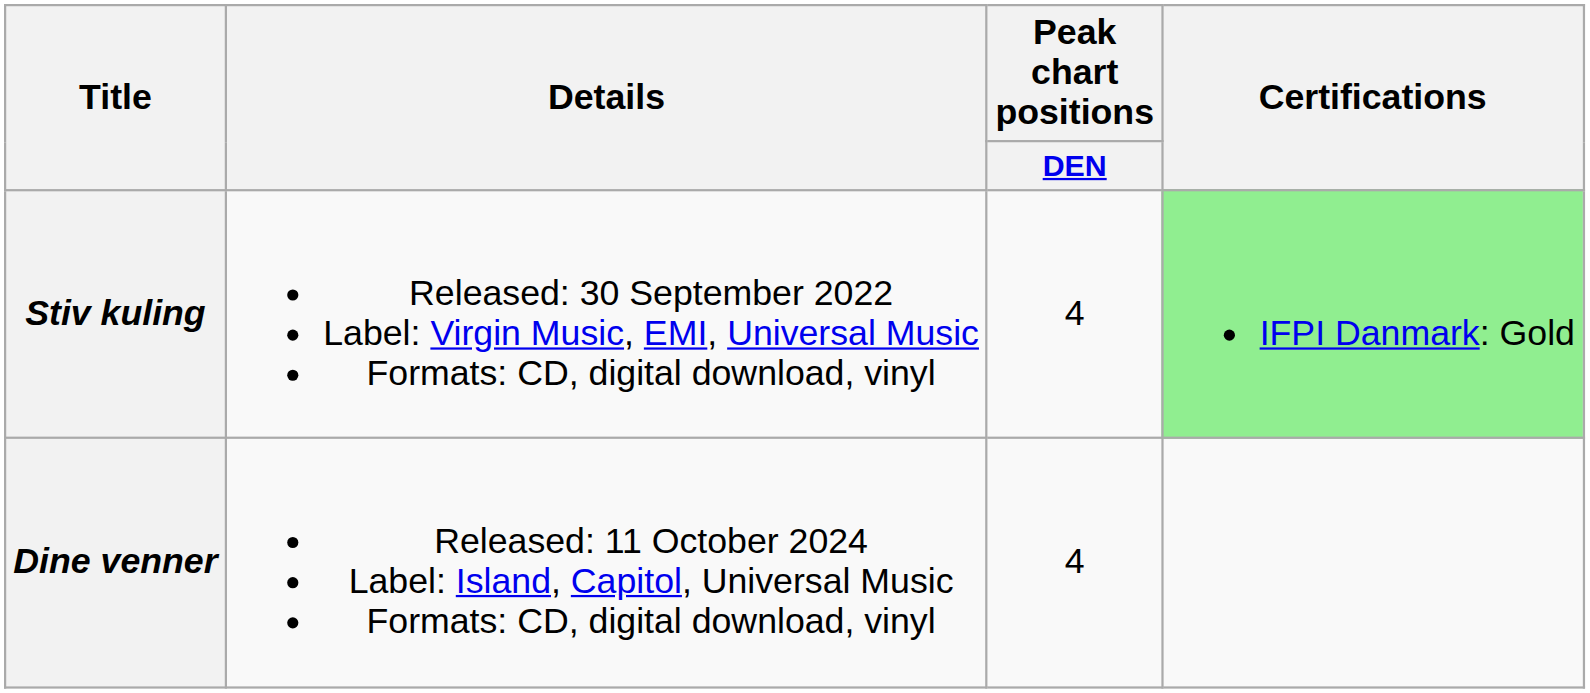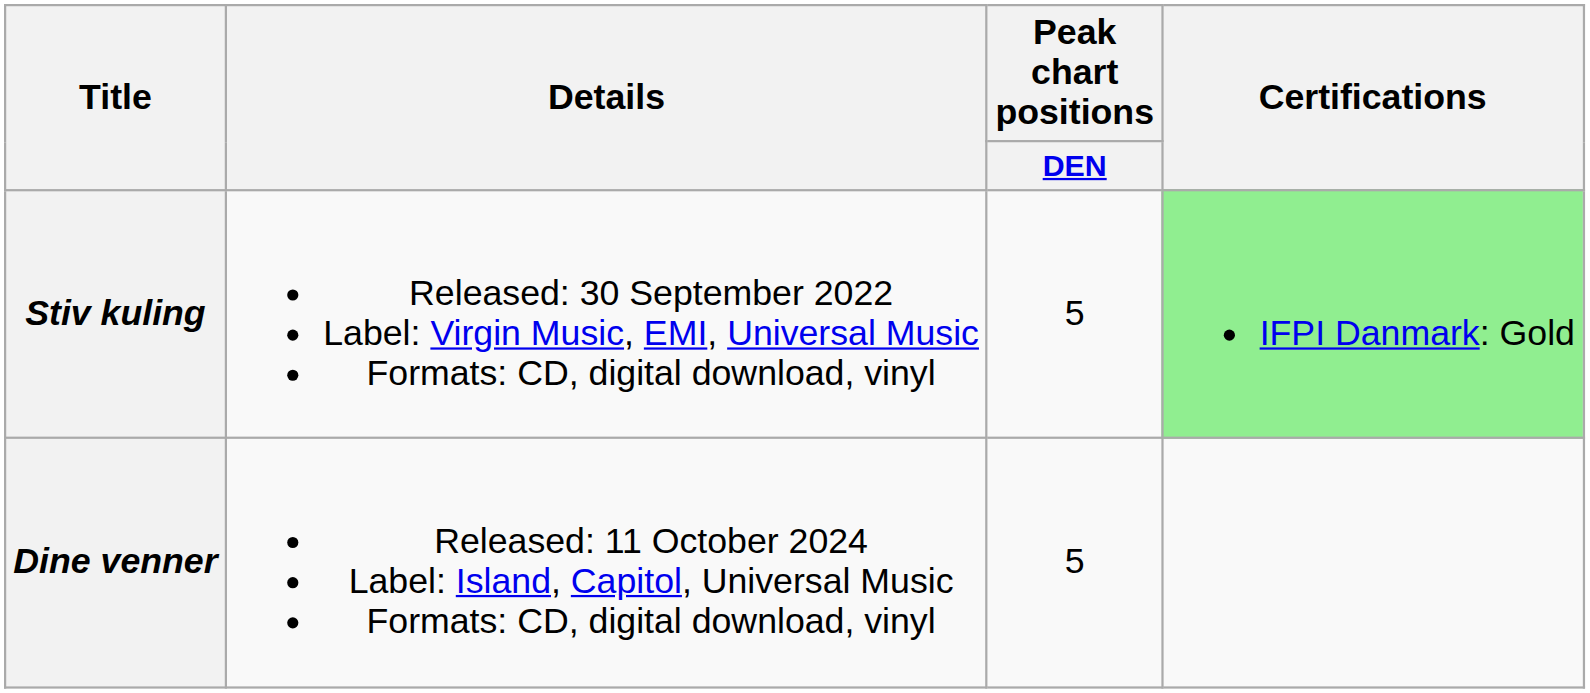(1075, 313) 4 -> (1075, 313) 5
(1075, 561) 4 -> (1075, 561) 5
